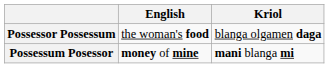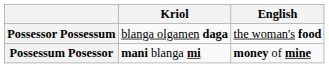columns swapped: (268, 14) <-> (165, 14)
